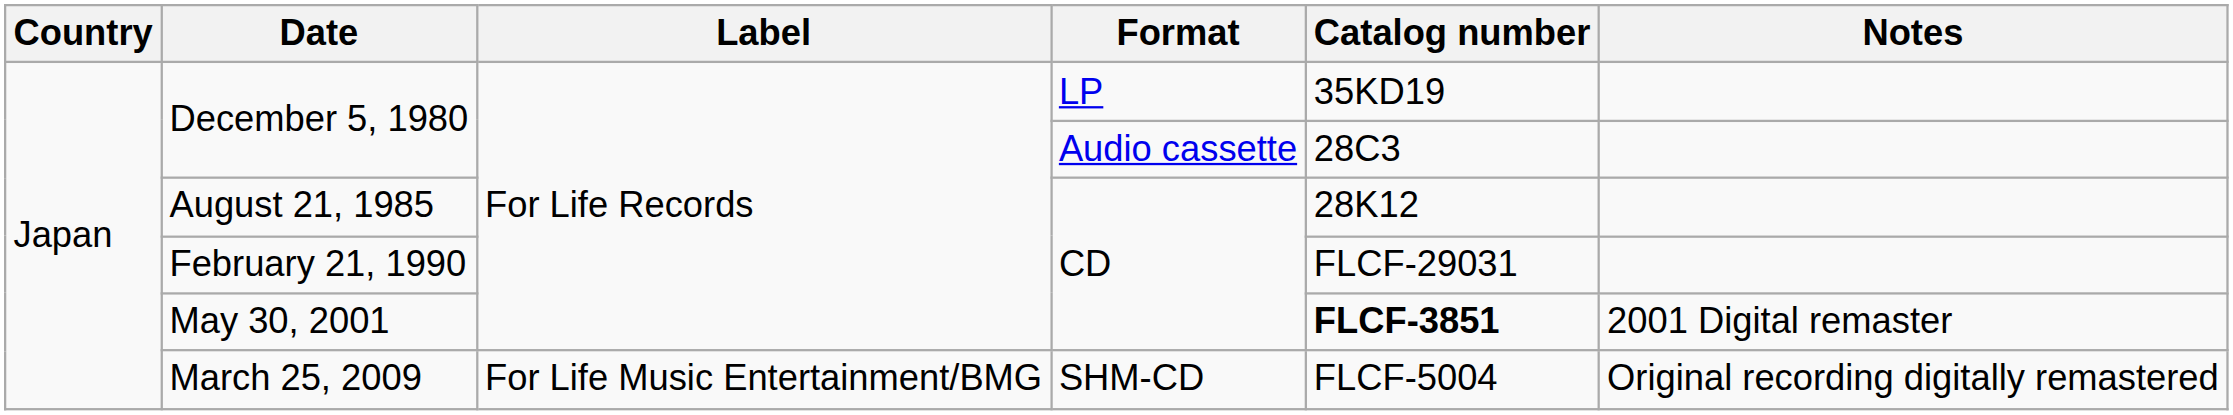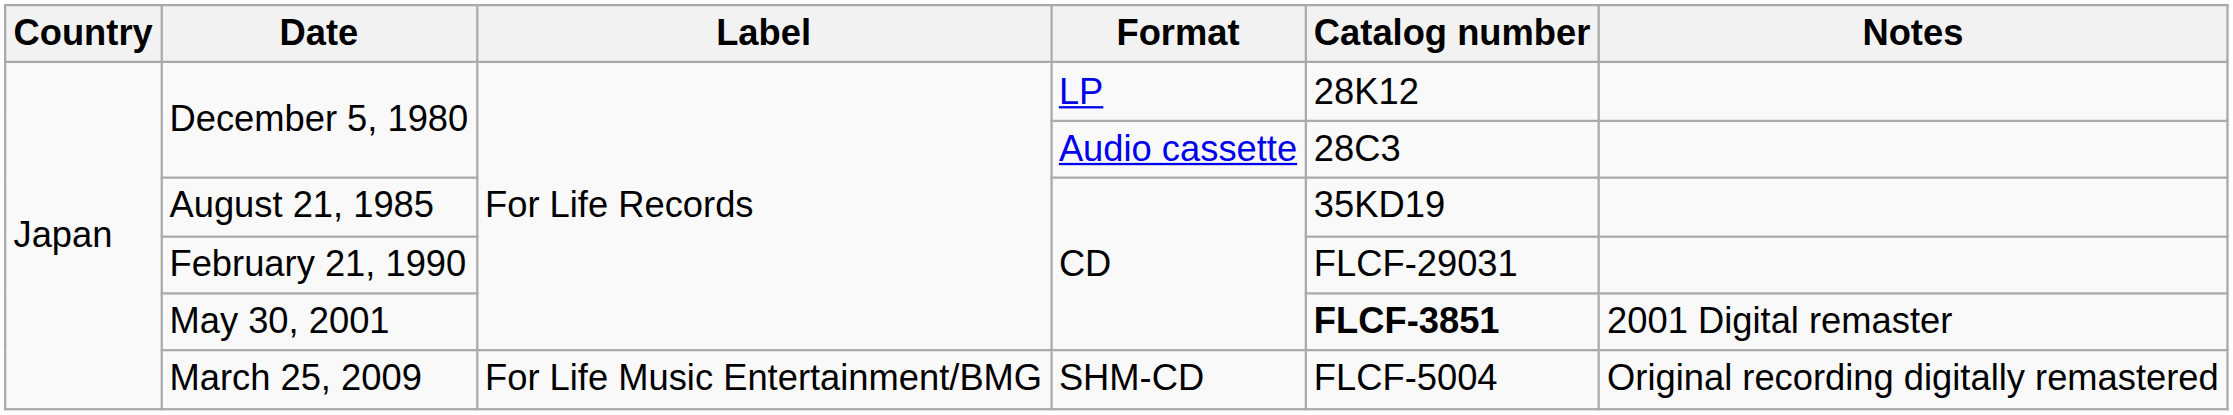(1379, 90) 35KD19 -> (1366, 90) 28K12
(1366, 206) 28K12 -> (1379, 206) 35KD19
